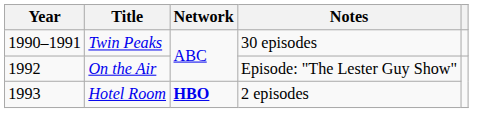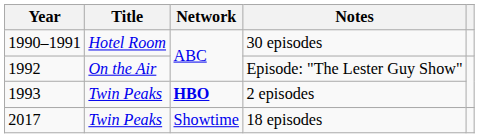(125, 42) Twin Peaks -> (127, 42) Hotel Room
(127, 94) Hotel Room -> (125, 94) Twin Peaks
+ row: (284, 119)
